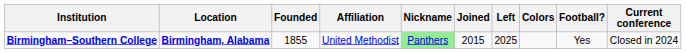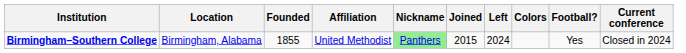(215, 40) bold -> (212, 40) normal
(506, 40) 2025 -> (498, 40) 2024
